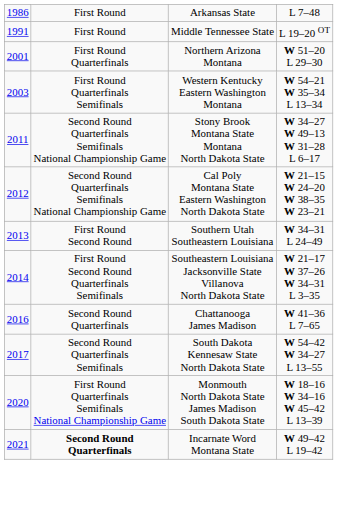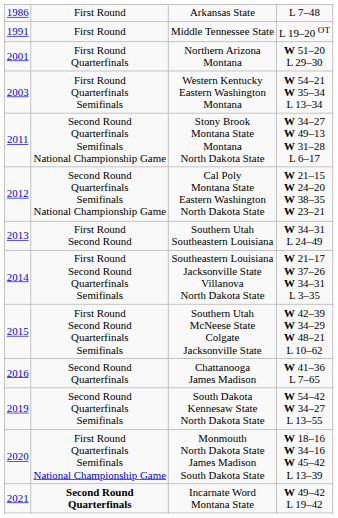+ row: (222, 331)
(18, 354) 2017 -> (18, 408) 2019
